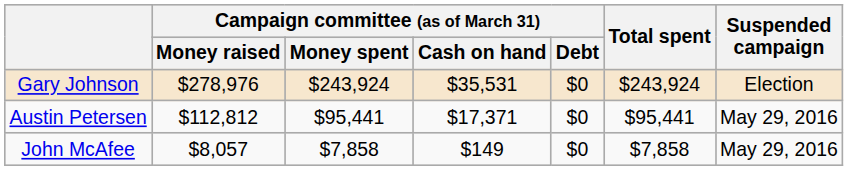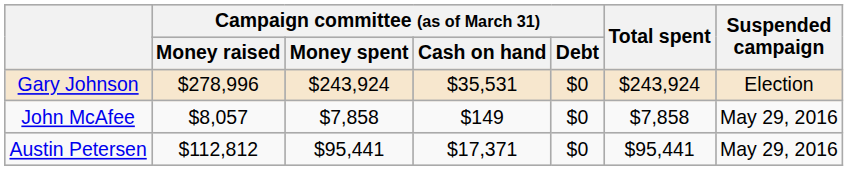(218, 85) $278,976 -> (218, 85) $278,996
rows swapped: (78, 149) <-> (78, 117)
